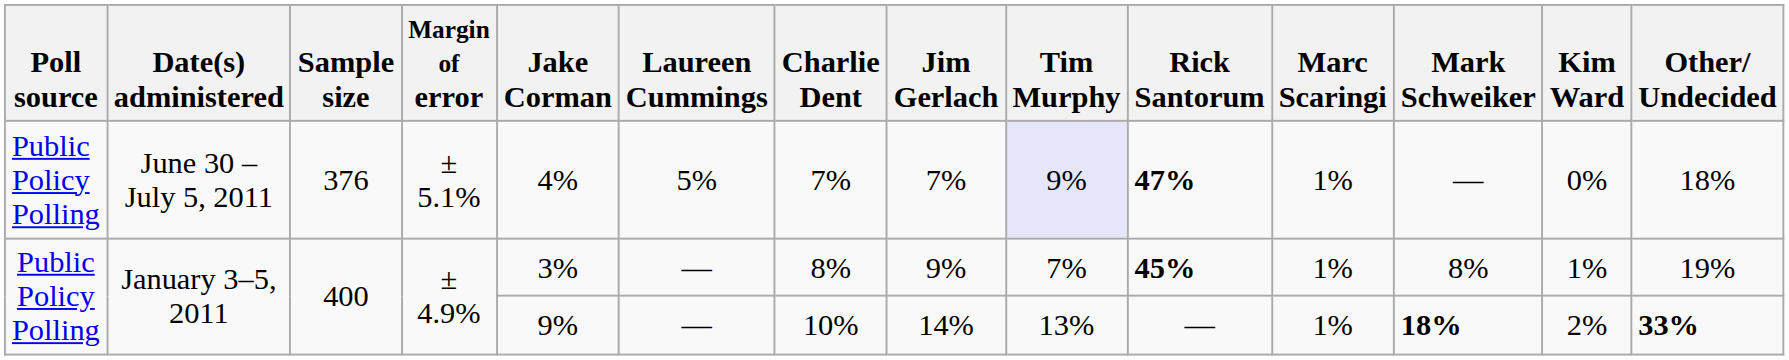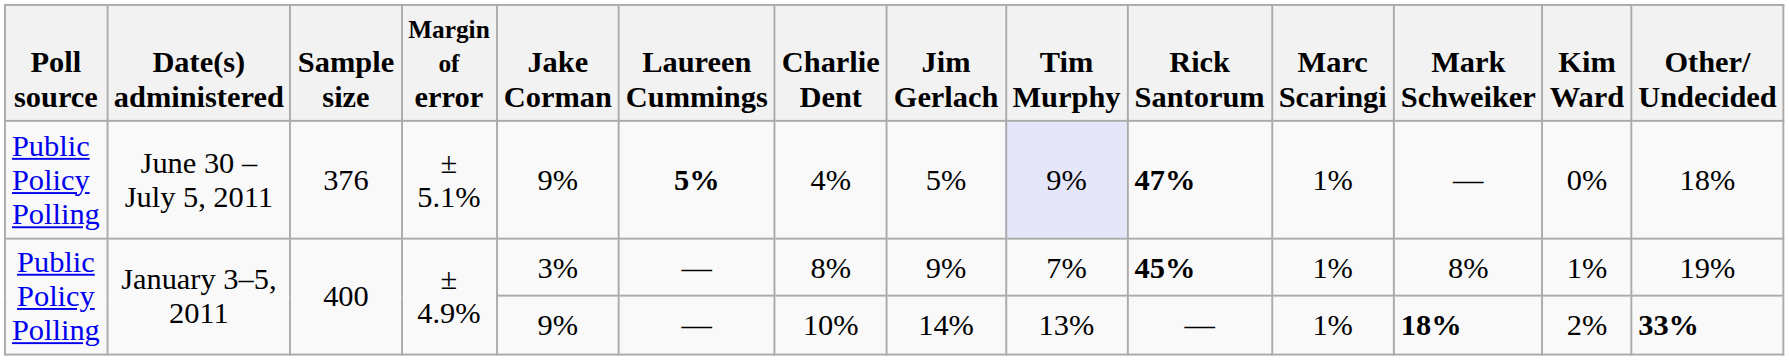(558, 179) 4% -> (558, 179) 9%
(697, 179) normal -> (697, 179) bold
(831, 179) 7% -> (831, 179) 4%
(946, 179) 7% -> (946, 179) 5%
